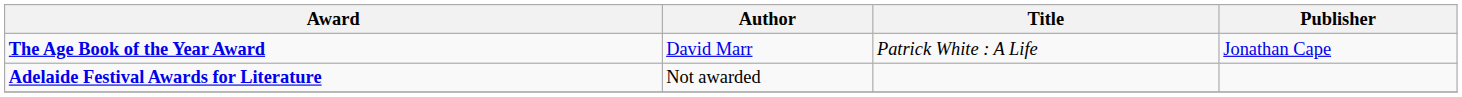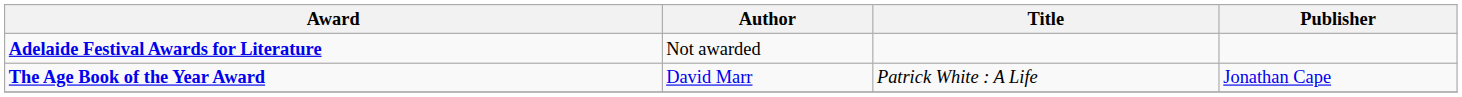rows swapped: (165, 77) <-> (137, 48)
